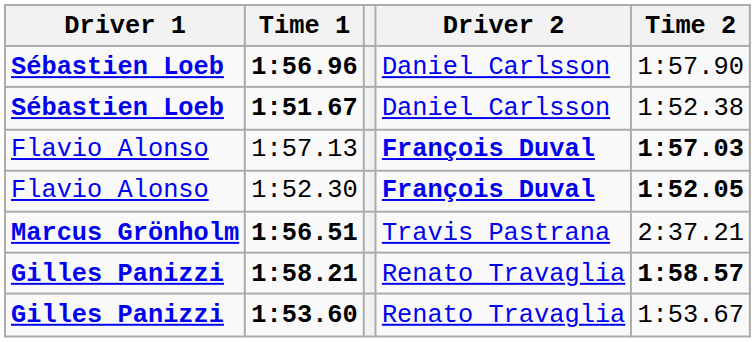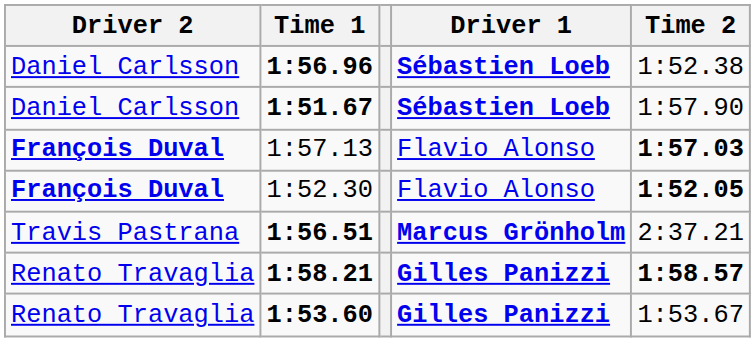columns swapped: (125, 26) <-> (504, 26)
(691, 67) 1:57.90 -> (691, 67) 1:52.38
(691, 108) 1:52.38 -> (691, 108) 1:57.90
